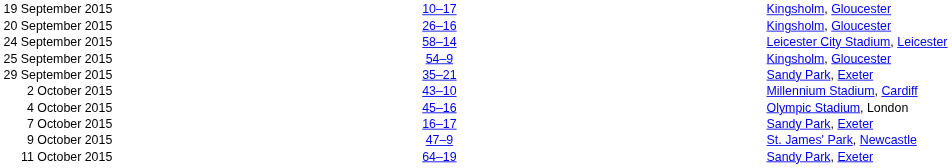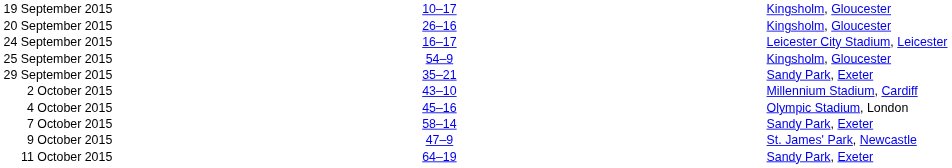(439, 42) 58–14 -> (439, 42) 16–17
(439, 124) 16–17 -> (439, 124) 58–14
